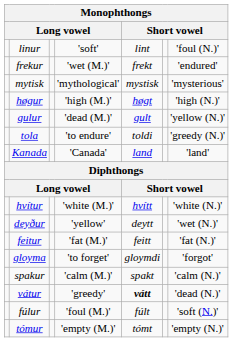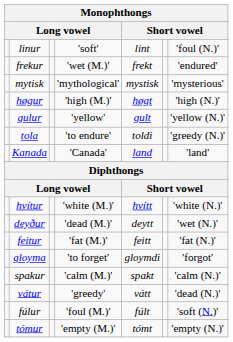(88, 118) 'dead (M.)' -> (88, 118) 'yellow'
(88, 223) 'yellow' -> (88, 223) 'dead (M.)'
(142, 293) bold -> (142, 293) normal
